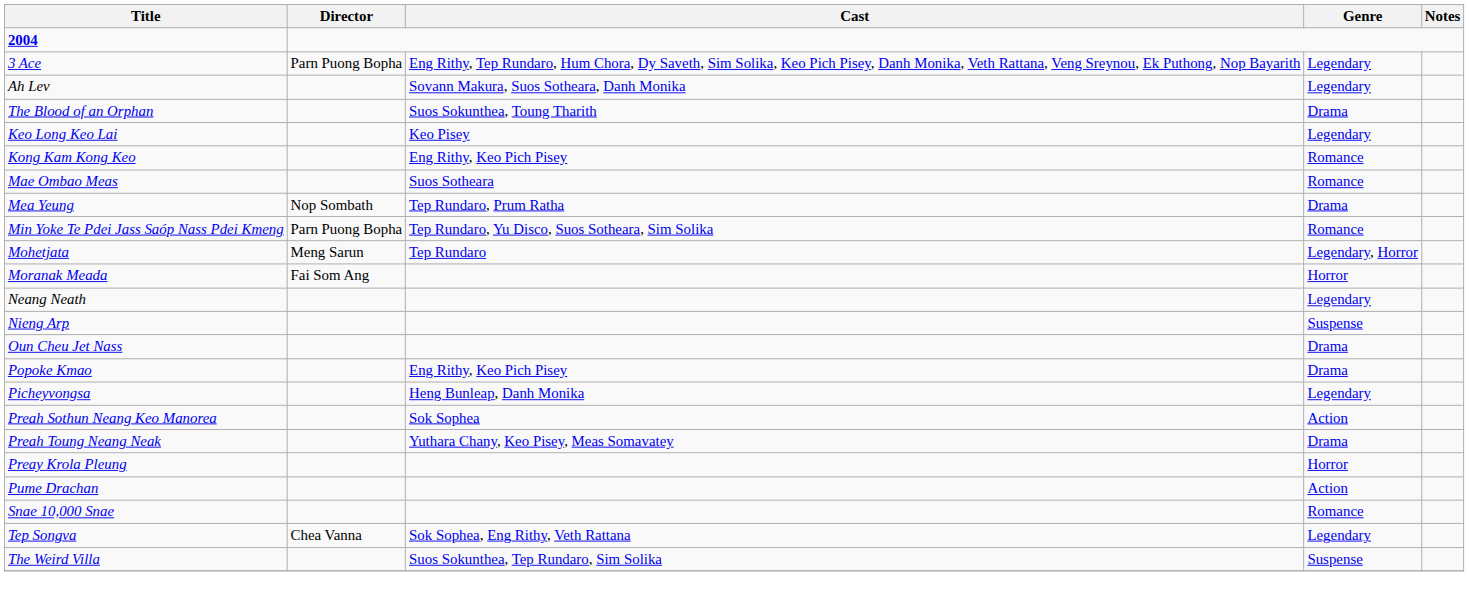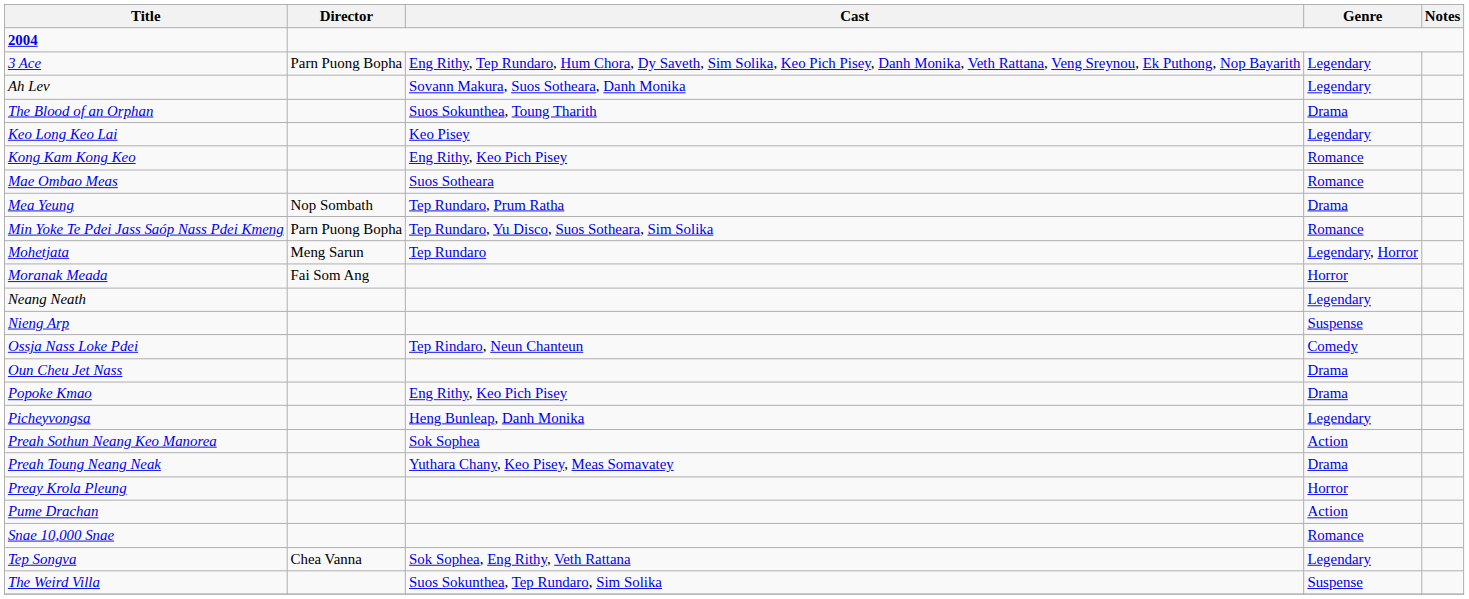+ row: (73, 346)
